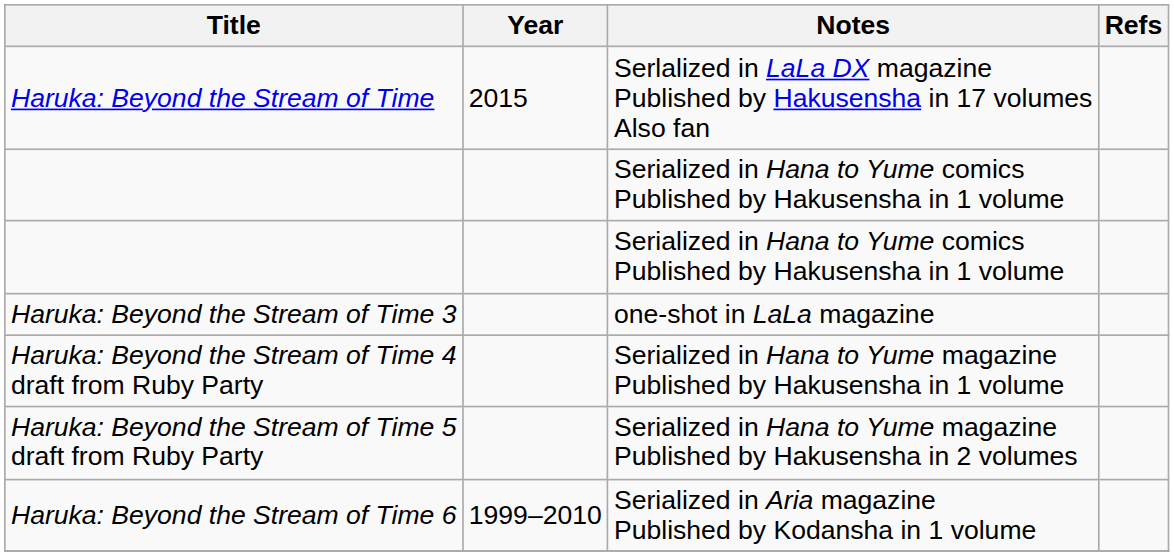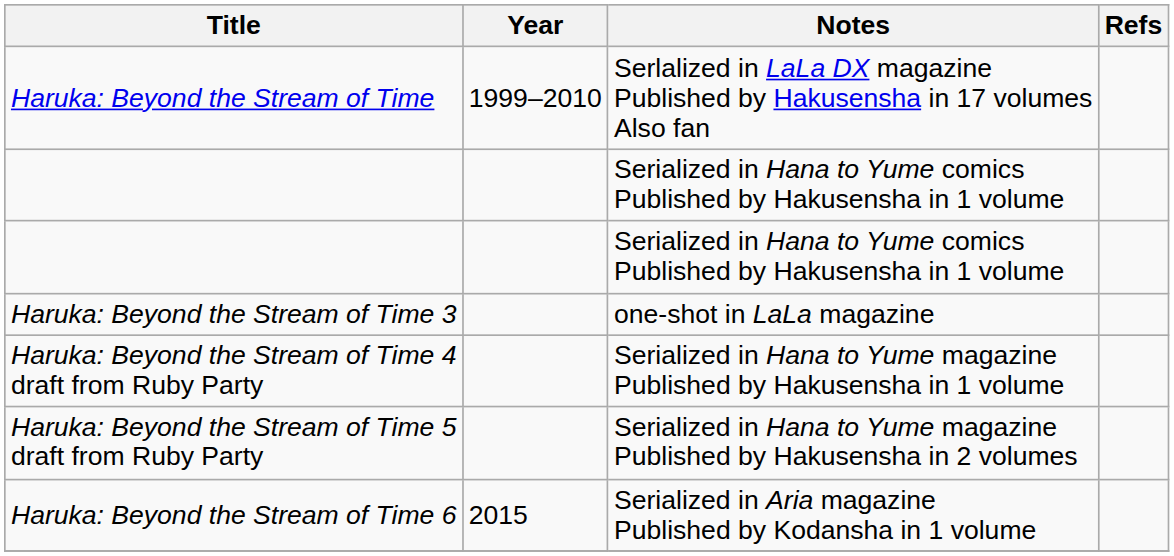(498, 97) 2015 -> (535, 97) 1999–2010
(535, 514) 1999–2010 -> (498, 514) 2015
